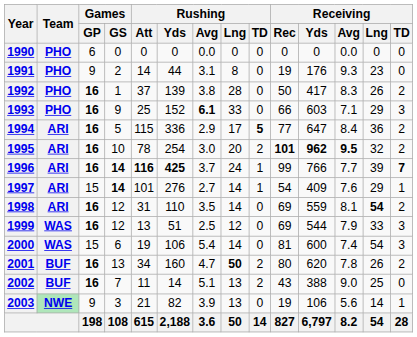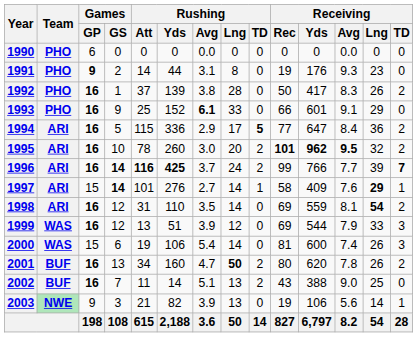(92, 71) normal -> (92, 71) bold
(317, 110) 603 -> (317, 110) 601
(349, 110) 7.1 -> (349, 110) 9.1
(402, 110) 3 -> (402, 110) 0
(175, 149) 254 -> (175, 149) 260
(260, 168) 1 -> (260, 168) 2
(285, 187) 54 -> (285, 187) 58
(377, 187) normal -> (377, 187) bold
(207, 226) 2.5 -> (207, 226) 3.9
(377, 245) 54 -> (377, 245) 26
